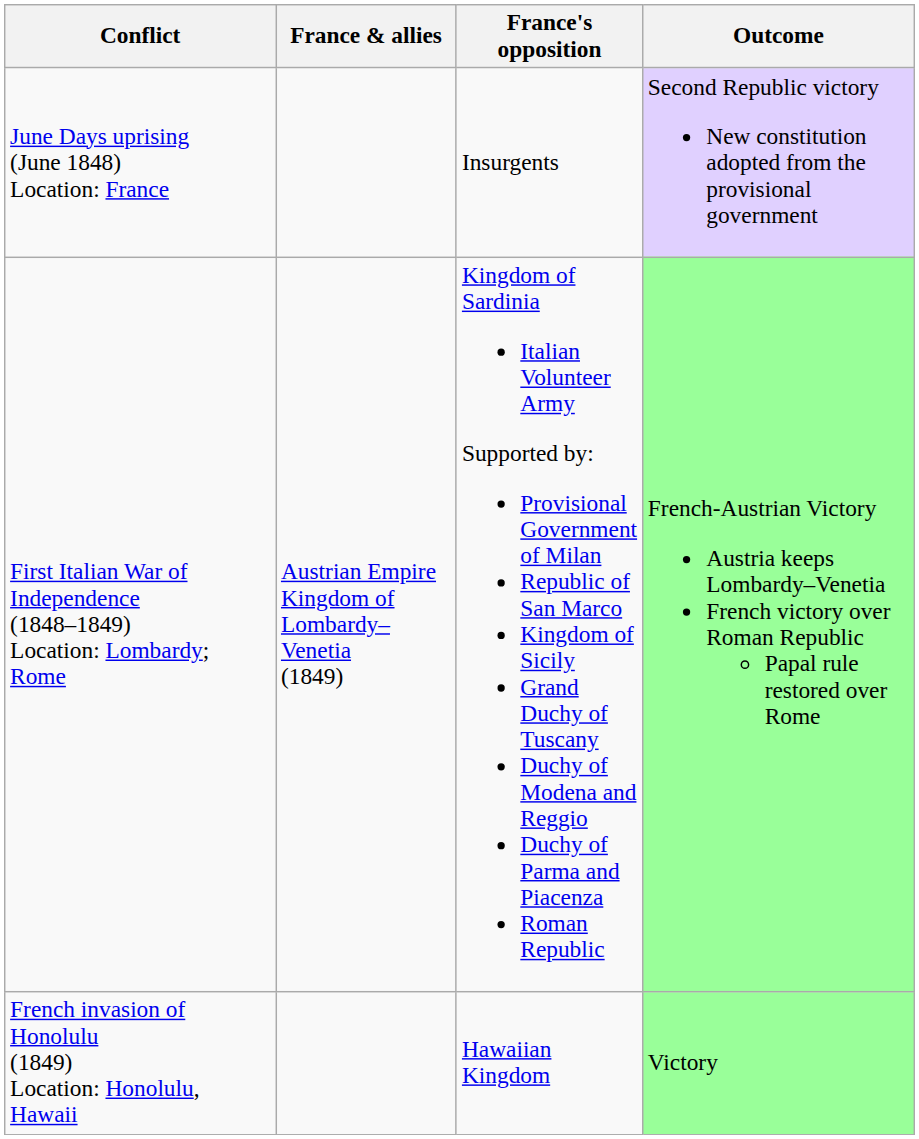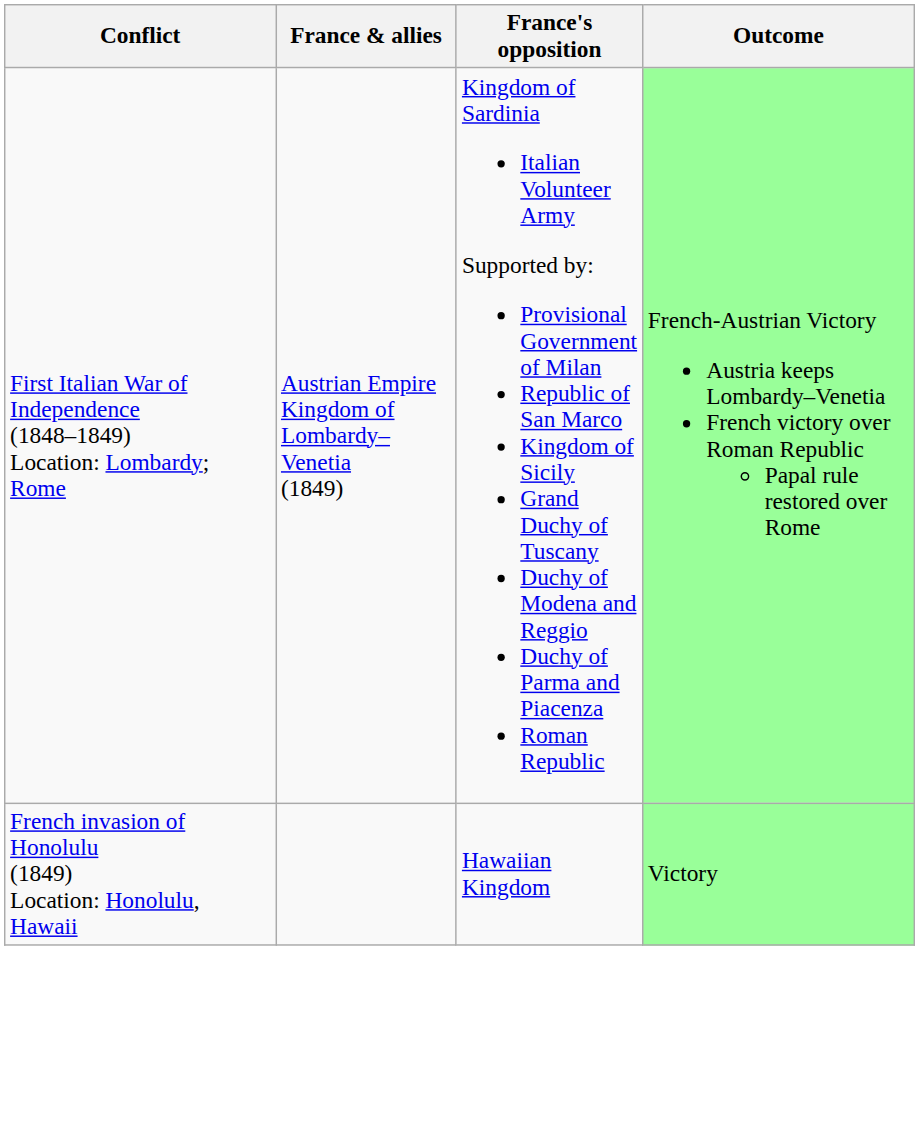- row: (100, 162)
